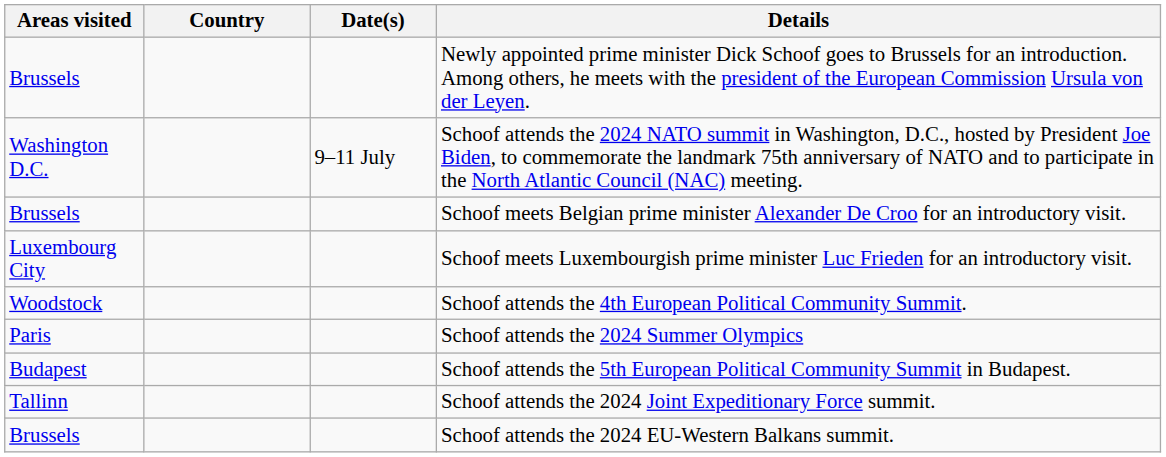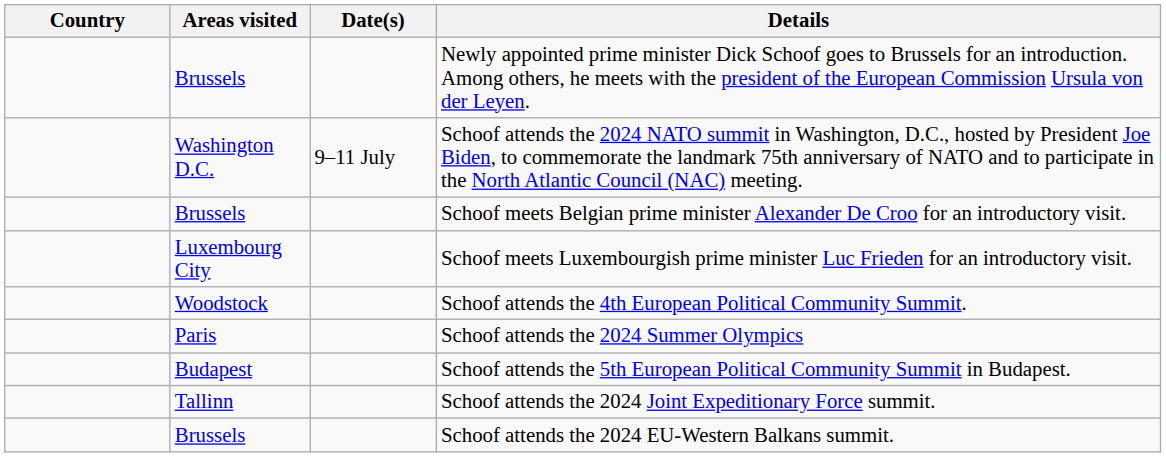columns swapped: (227, 20) <-> (74, 20)
